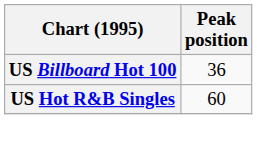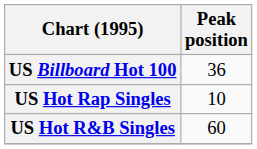+ row: (93, 98)
